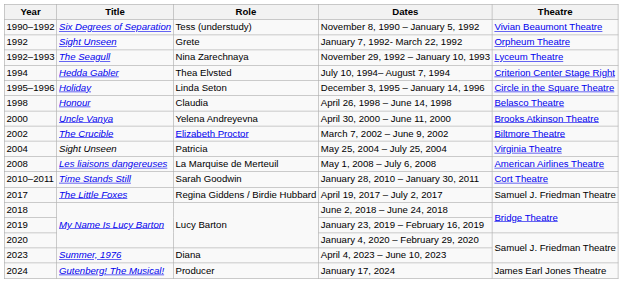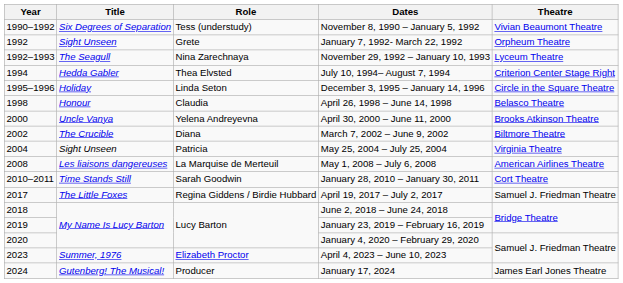(212, 133) Elizabeth Proctor -> (188, 133) Diana
(188, 255) Diana -> (212, 255) Elizabeth Proctor
